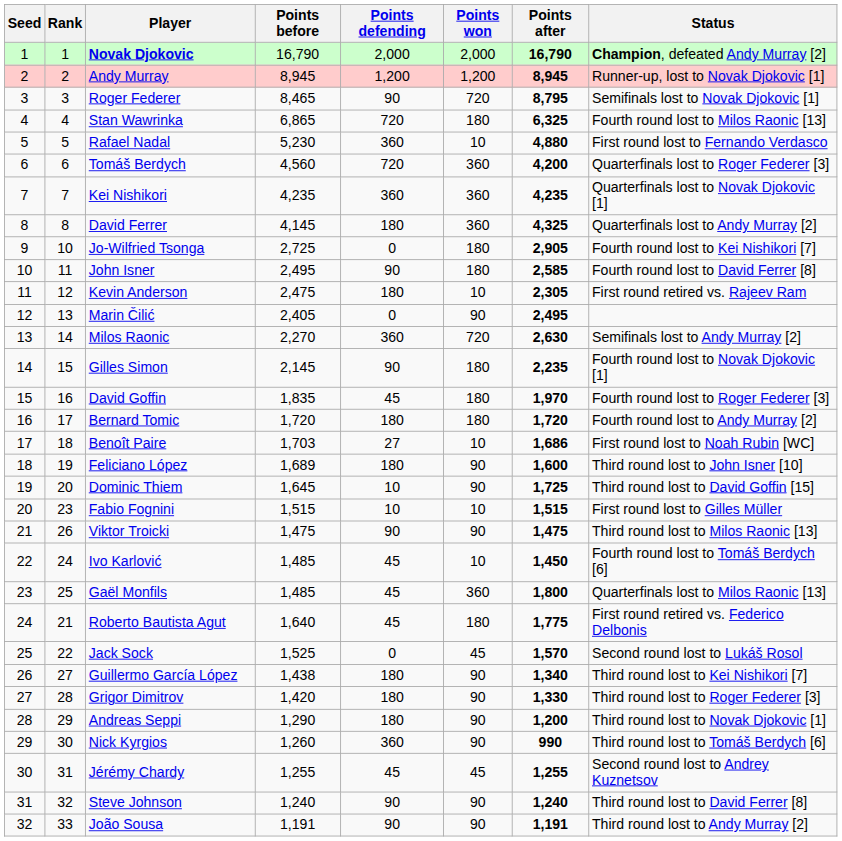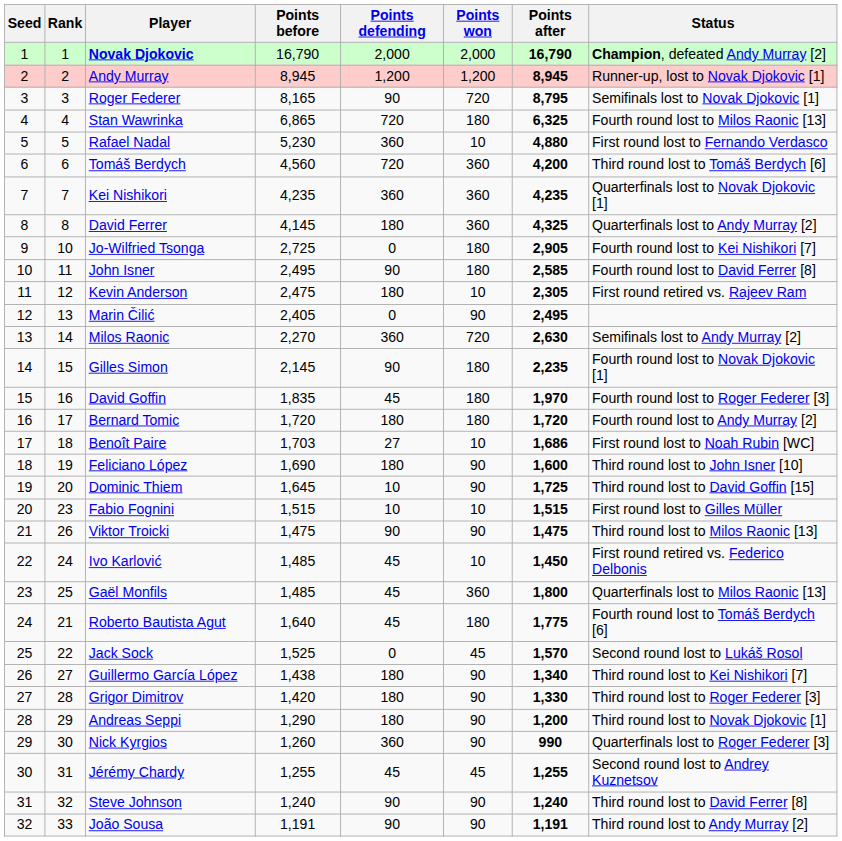(298, 98) 8,465 -> (298, 98) 8,165
(711, 165) Quarterfinals lost to Roger Federer [3] -> (709, 165) Third round lost to Tomáš Berdych [6]
(298, 465) 1,689 -> (298, 465) 1,690
(703, 562) Fourth round lost to Tomáš Berdych [6] -> (688, 562) First round retired vs. Federico Delbonis
(688, 622) First round retired vs. Federico Delbonis -> (703, 622) Fourth round lost to Tomáš Berdych [6]
(709, 742) Third round lost to Tomáš Berdych [6] -> (711, 742) Quarterfinals lost to Roger Federer [3]
